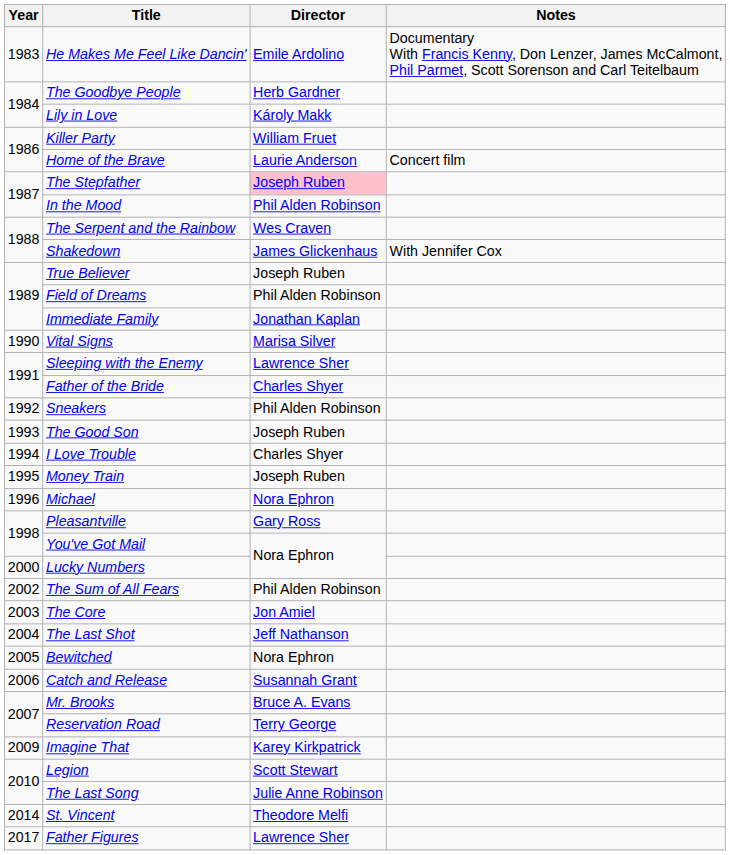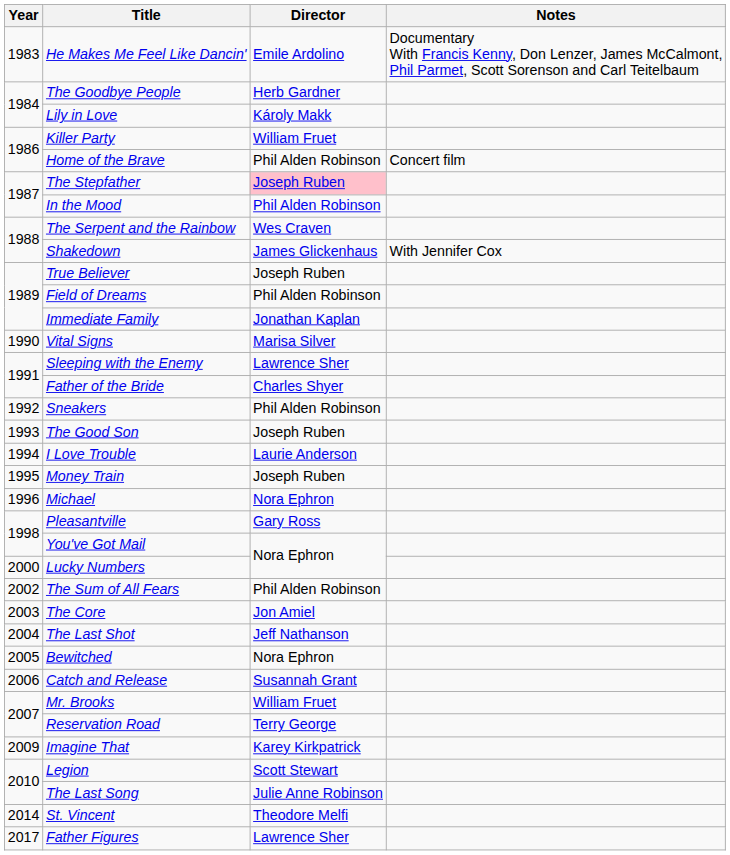(305, 160) Laurie Anderson -> (317, 160) Phil Alden Robinson
(298, 454) Charles Shyer -> (305, 454) Laurie Anderson
(302, 702) Bruce A. Evans -> (295, 702) William Fruet
